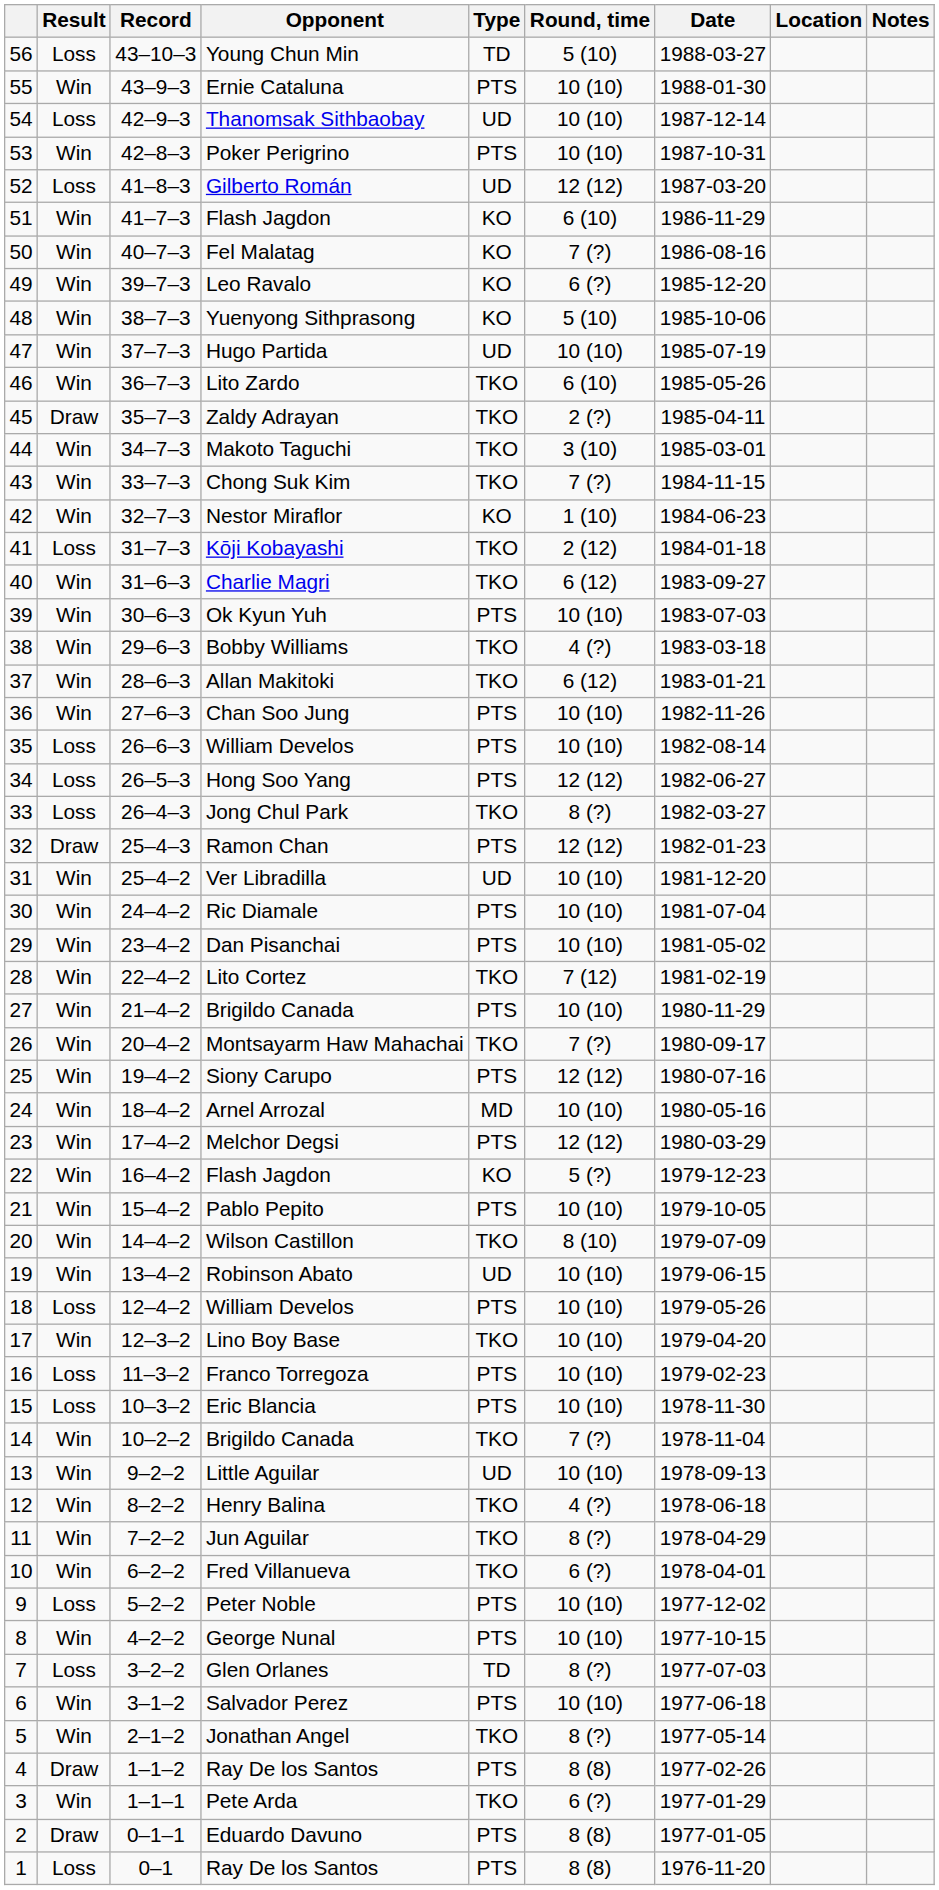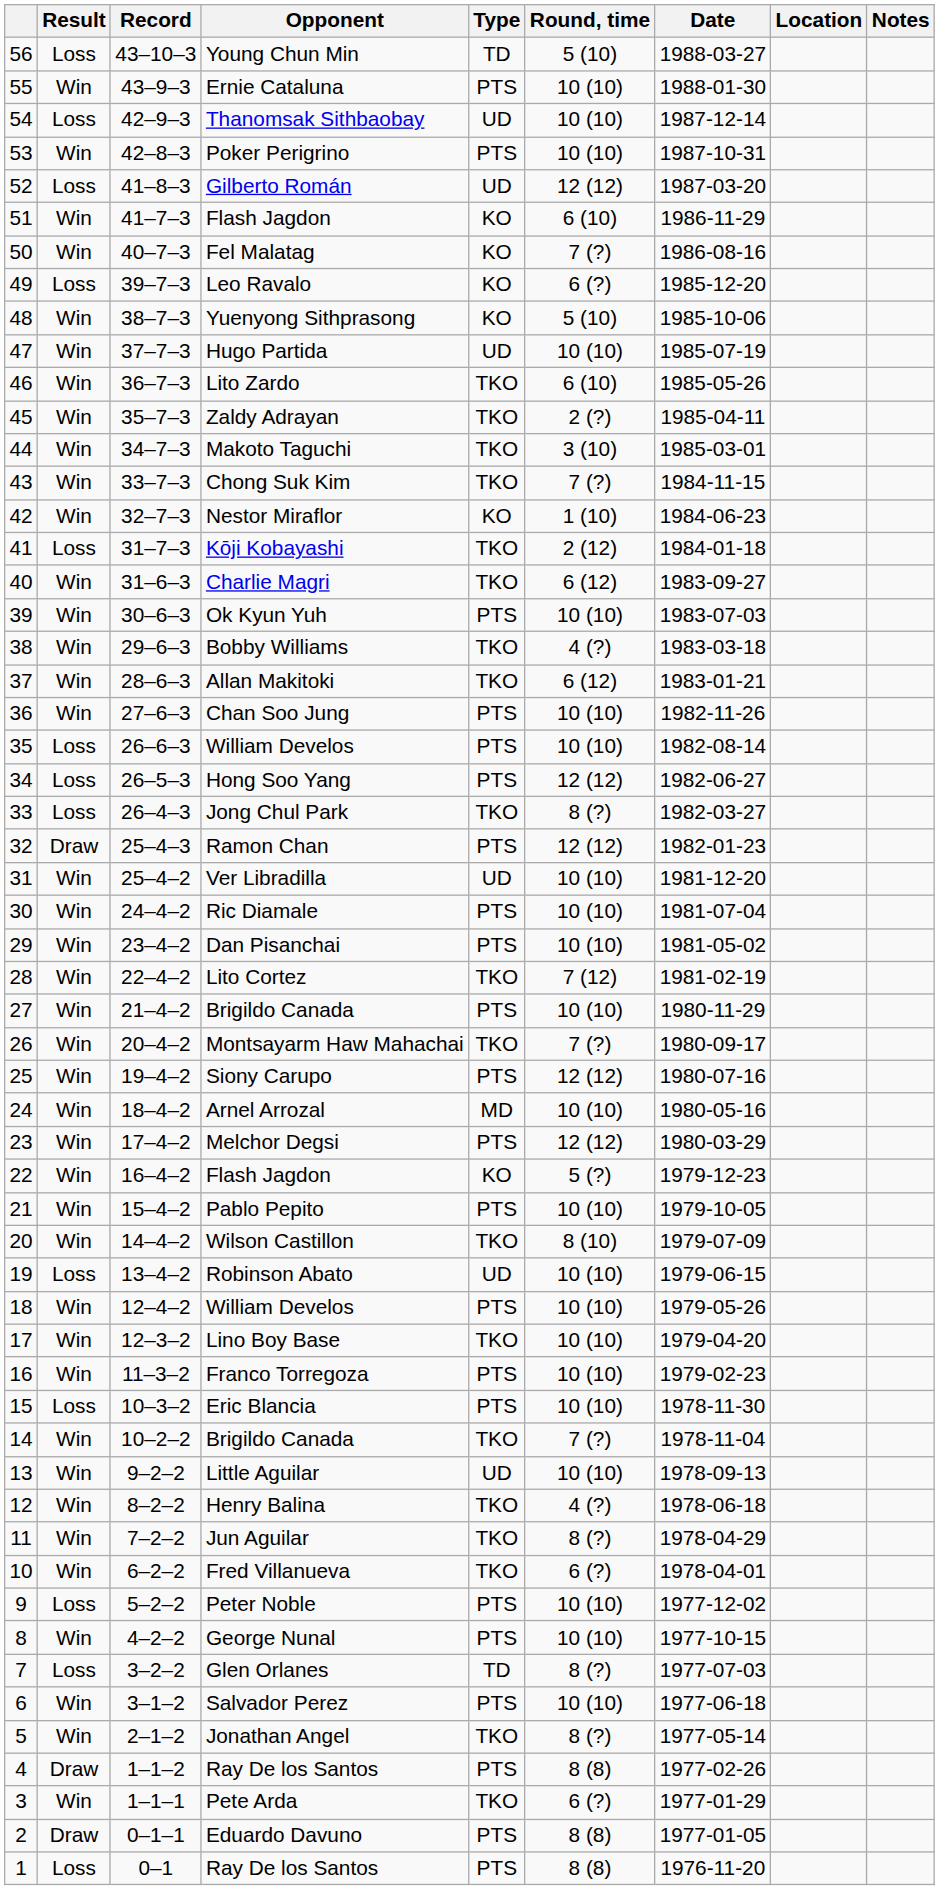(74, 284) Win -> (74, 284) Loss
(74, 416) Draw -> (74, 416) Win
(74, 1274) Win -> (74, 1274) Loss
(74, 1307) Loss -> (74, 1307) Win
(74, 1373) Loss -> (74, 1373) Win
